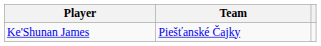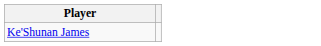- column: (233, 13)
